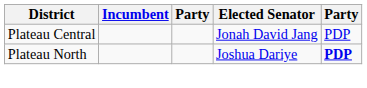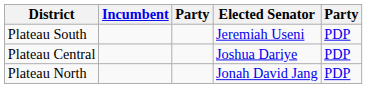+ row: (47, 34)
(267, 34) Jonah David Jang -> (257, 54) Joshua Dariye
(257, 54) Joshua Dariye -> (267, 73) Jonah David Jang
(338, 54) bold -> (337, 73) normal
